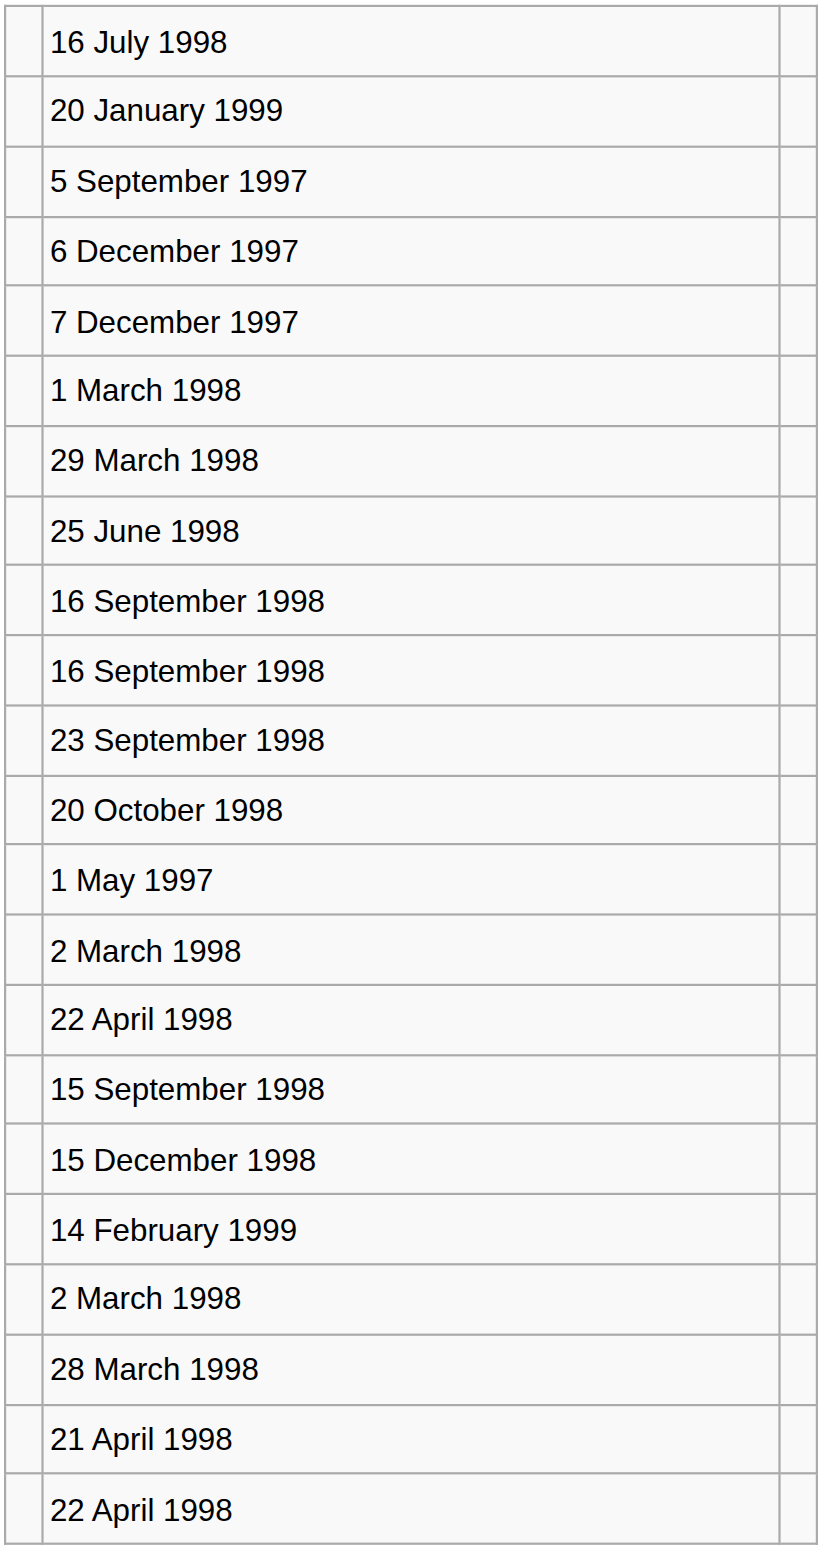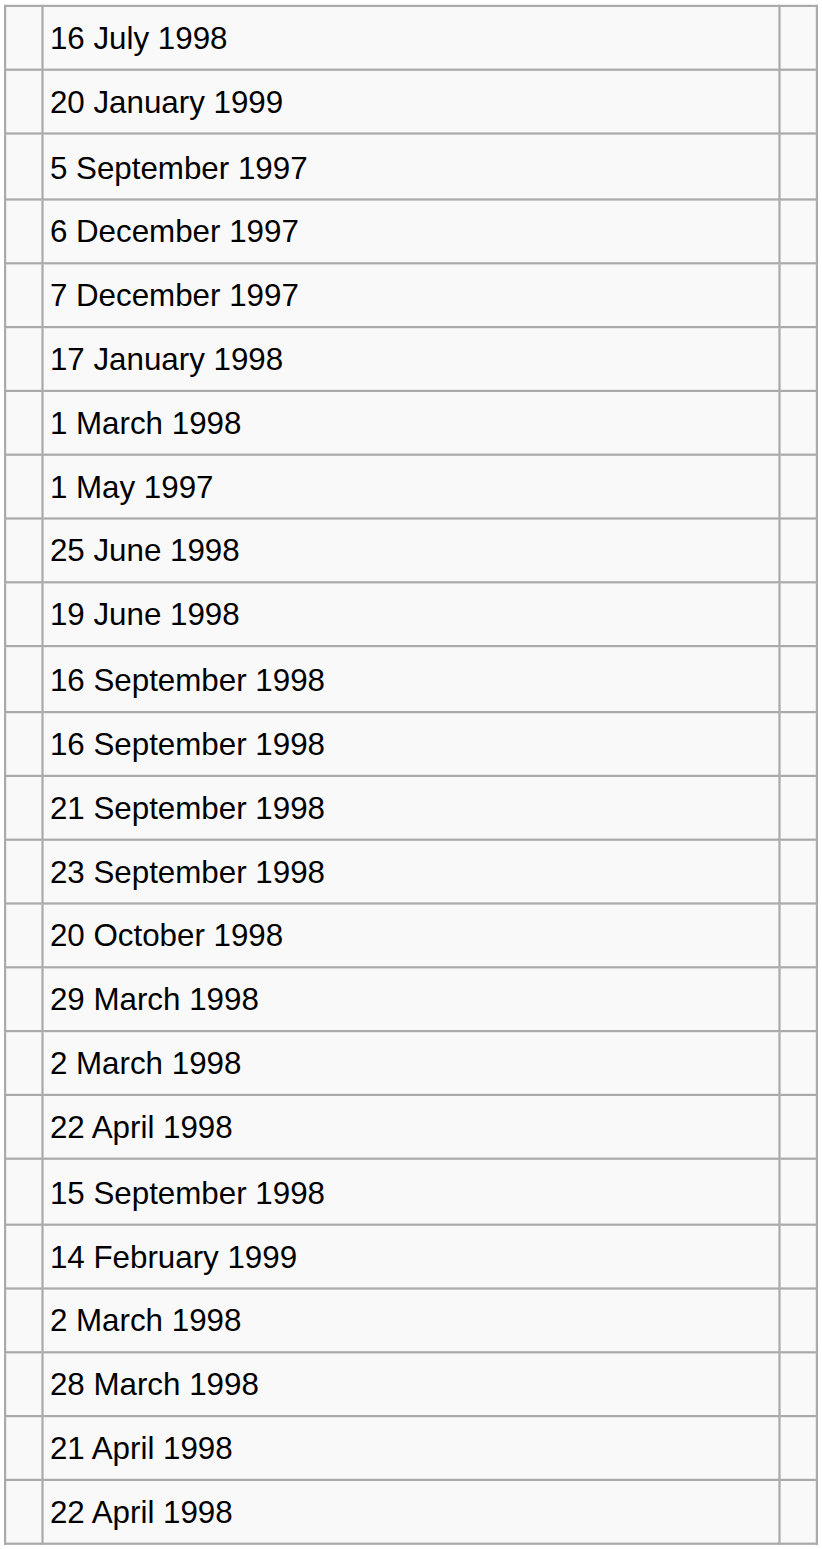+ row: (24, 359)
rows swapped: (24, 461) <-> (24, 880)
+ row: (24, 615)
+ row: (24, 807)
- row: (24, 1160)
